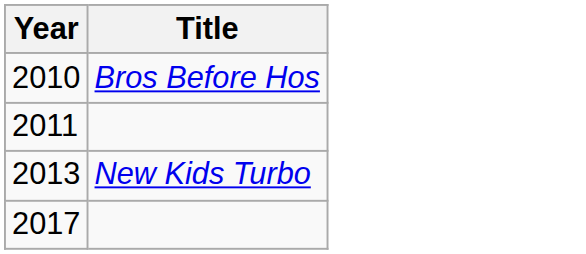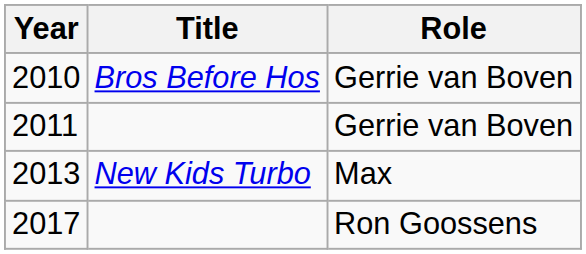+ column: (454, 28)
